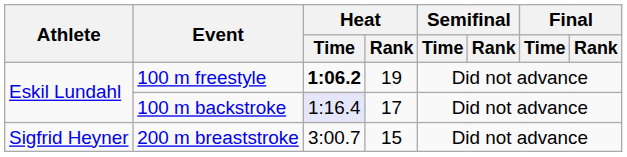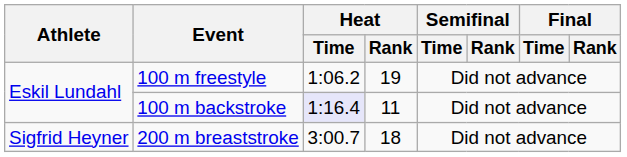(334, 78) bold -> (334, 78) normal
(392, 108) 17 -> (391, 108) 11
(392, 137) 15 -> (391, 137) 18
